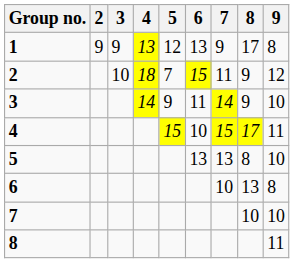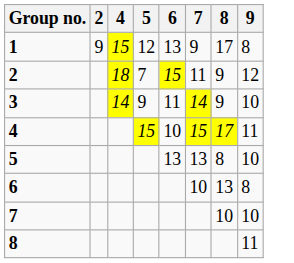- column: (120, 18)
(146, 46) 13 -> (120, 46) 15
